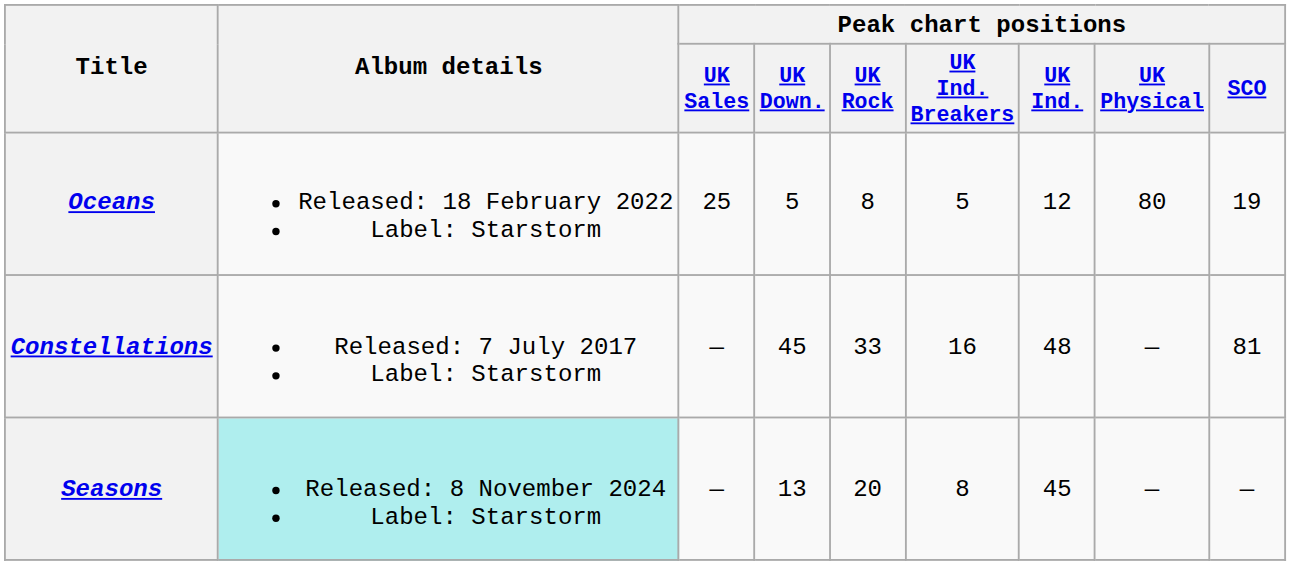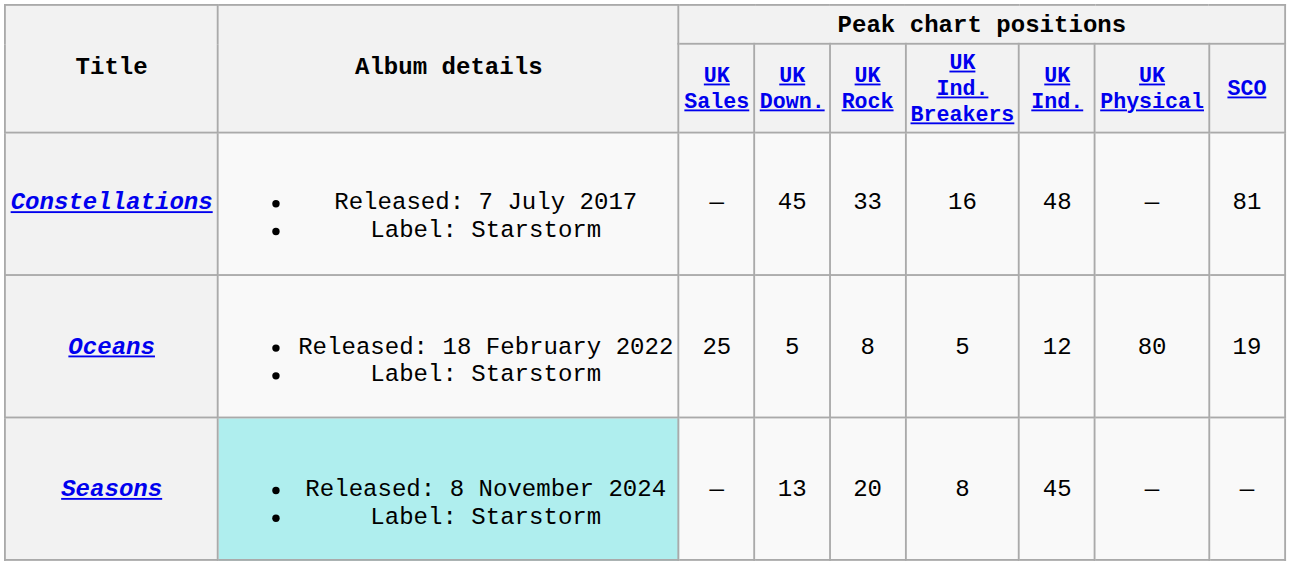rows swapped: (112, 346) <-> (112, 204)
